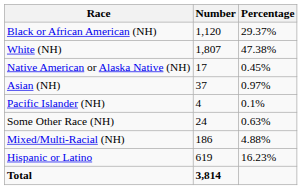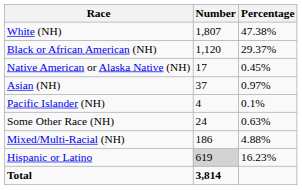rows swapped: (34, 49) <-> (82, 31)
(204, 157) no background -> (204, 157) lightgrey background
